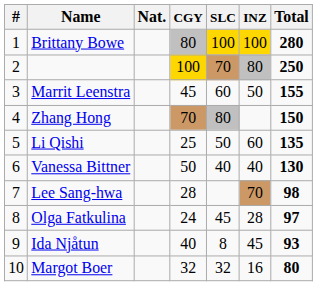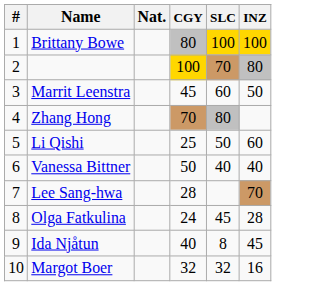- column: (291, 17)
